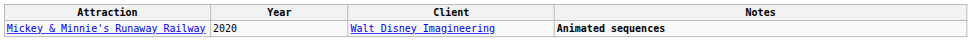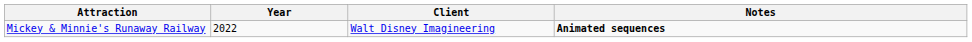(225, 29) 2020 -> (225, 29) 2022
